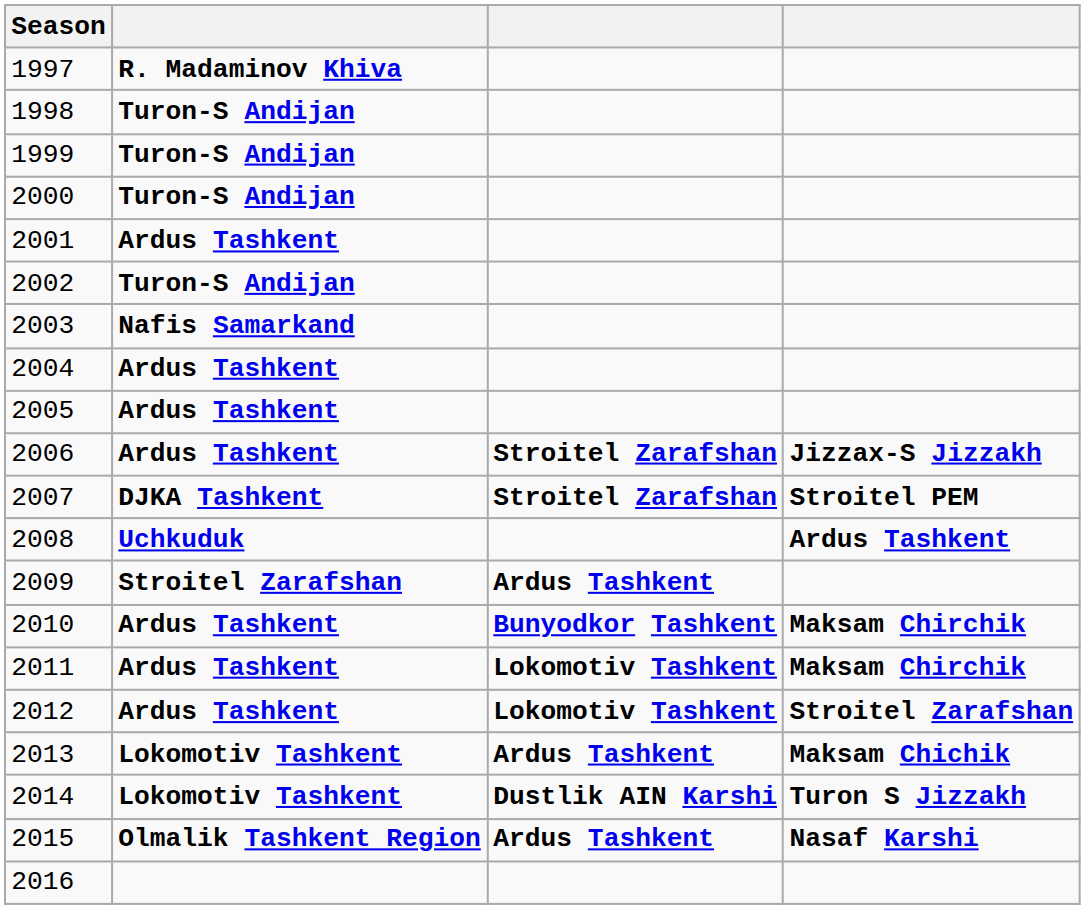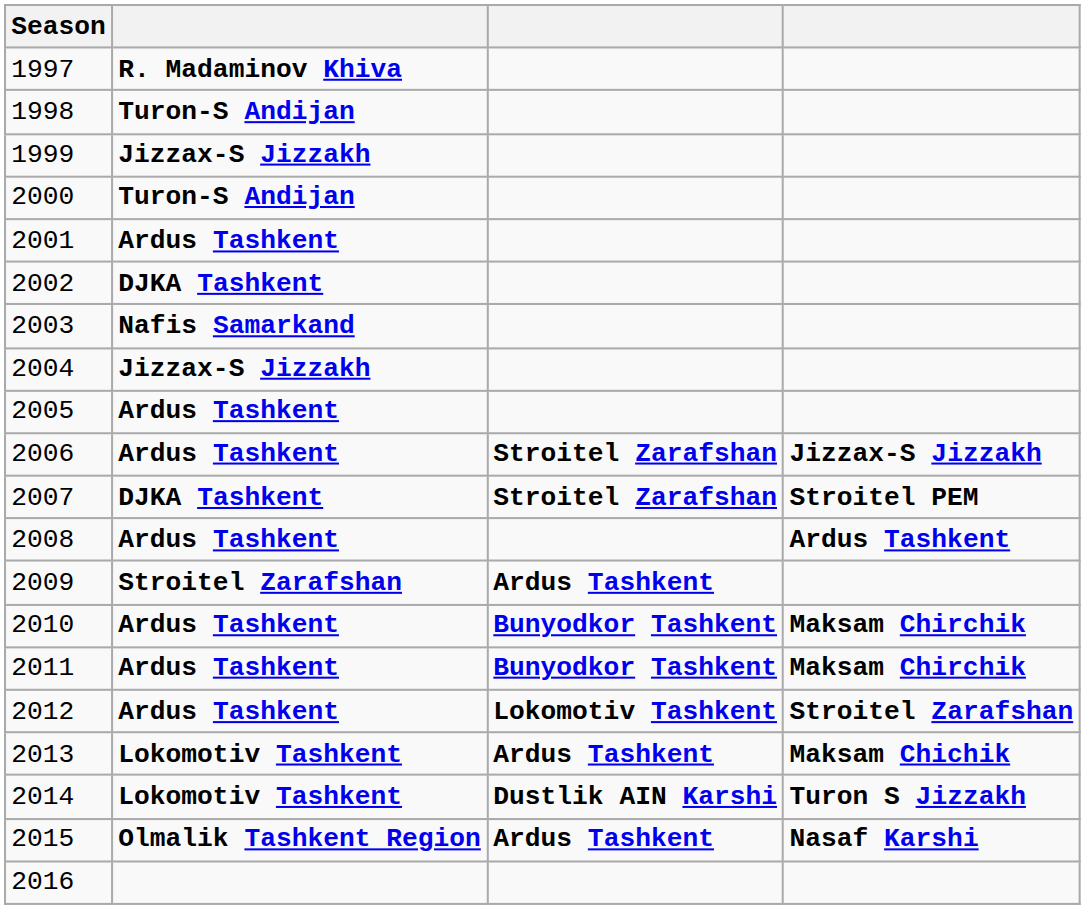(237, 155) Turon-S Andijan -> (244, 155) Jizzax-S Jizzakh
(237, 283) Turon-S Andijan -> (221, 283) DJKA Tashkent
(229, 369) Ardus Tashkent -> (244, 369) Jizzax-S Jizzakh
(181, 540) Uchkuduk -> (229, 540) Ardus Tashkent
(635, 668) Lokomotiv Tashkent -> (635, 668) Bunyodkor Tashkent
